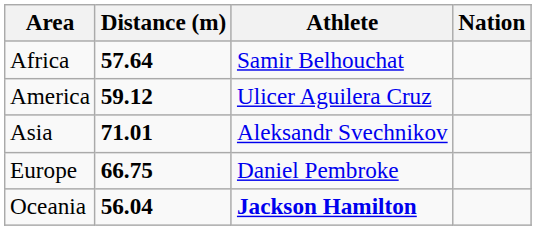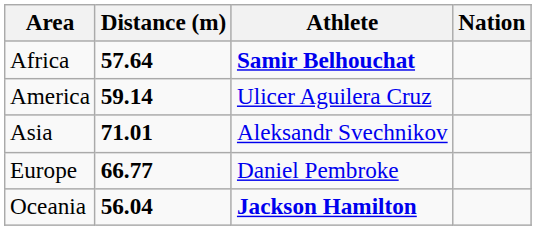(320, 59) normal -> (326, 59) bold
(127, 96) 59.12 -> (127, 96) 59.14
(127, 170) 66.75 -> (127, 170) 66.77
